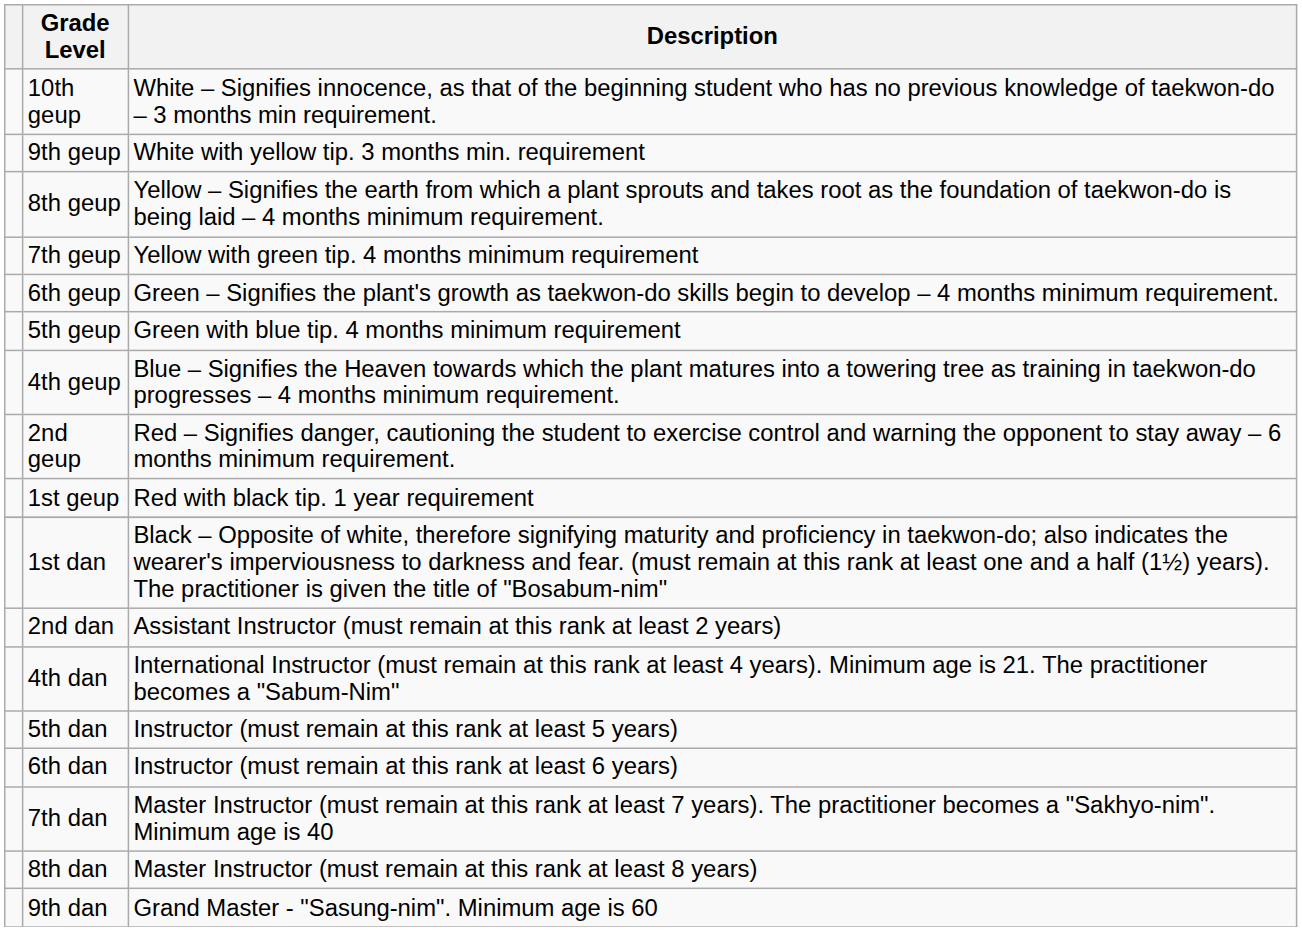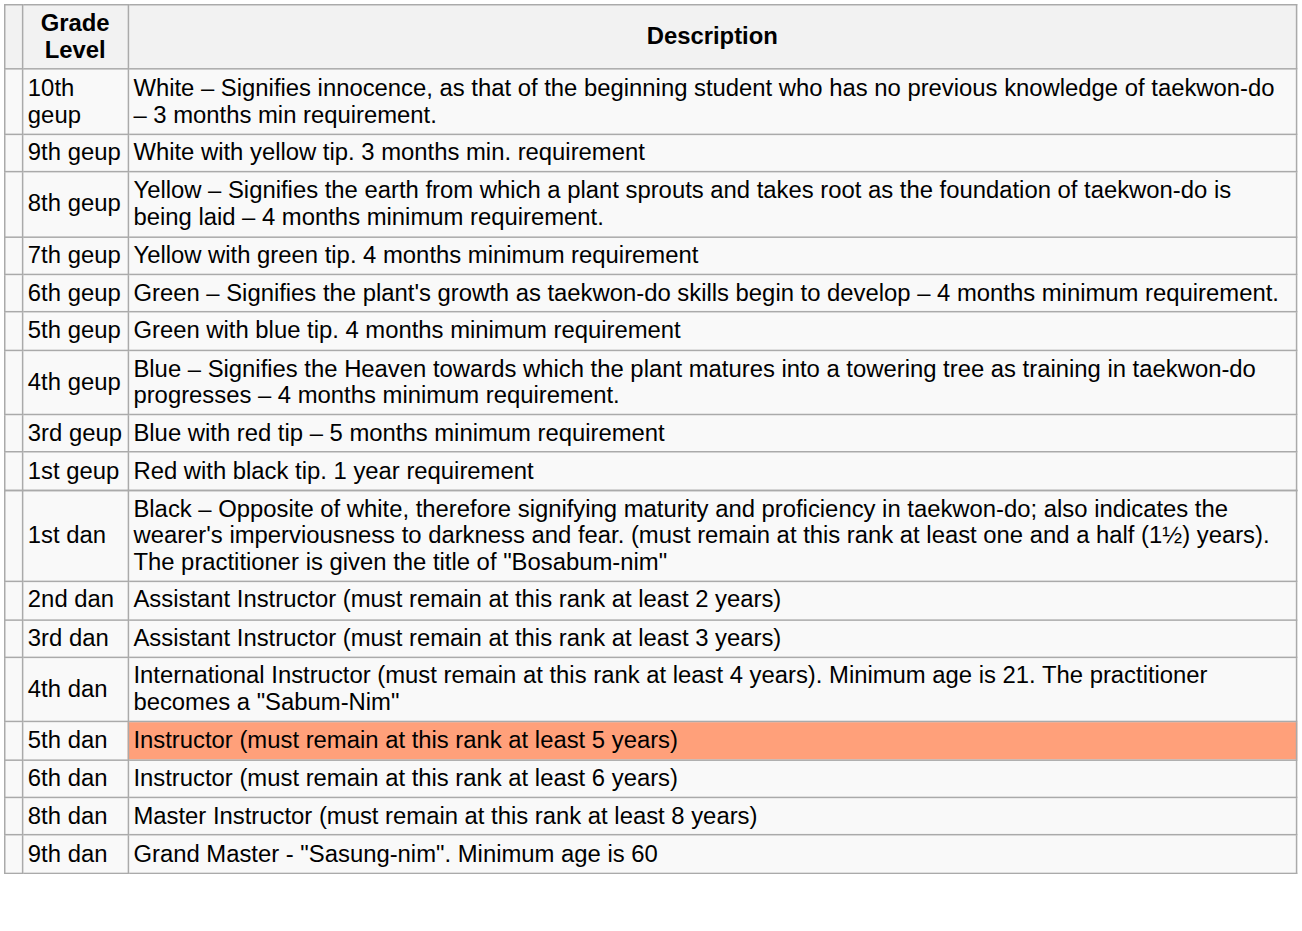+ row: (75, 433)
- row: (54, 446)
+ row: (68, 638)
(406, 729) no background -> (406, 740) lightsalmon background
- row: (68, 818)
